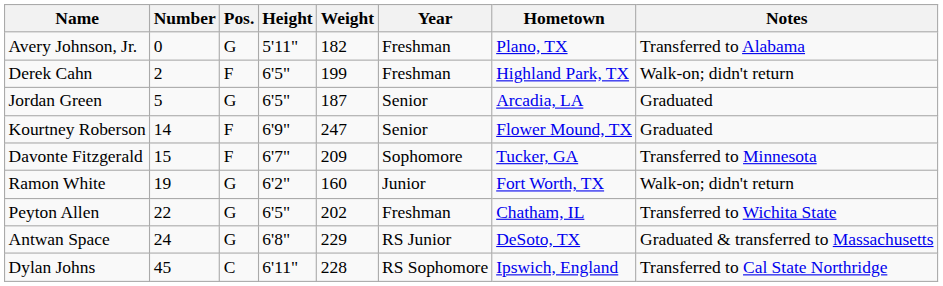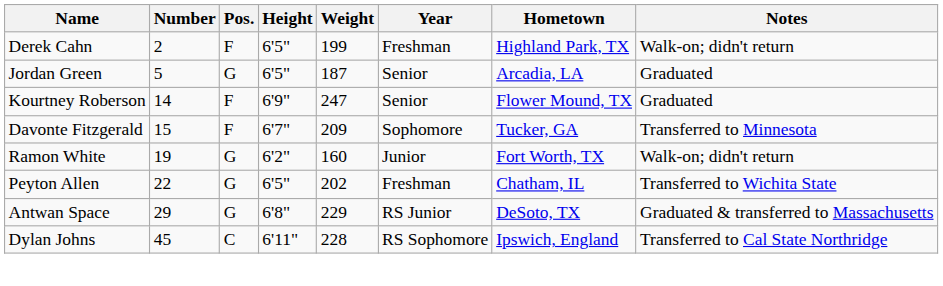- row: (73, 45)
(162, 239) 24 -> (162, 211) 29
